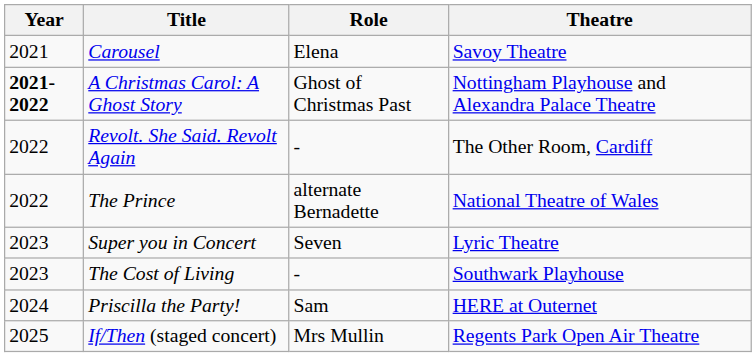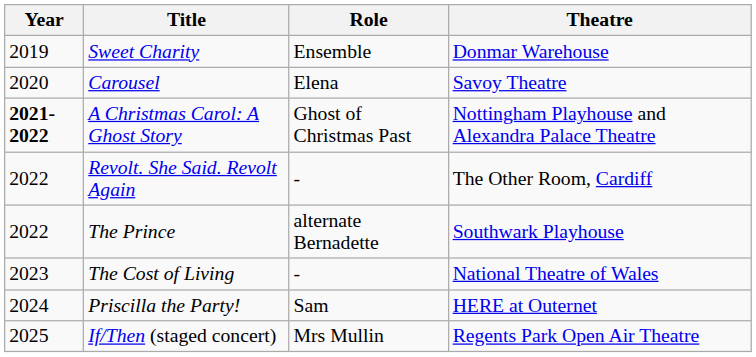+ row: (144, 51)
(29, 51) 2021 -> (29, 82) 2020
(556, 200) National Theatre of Wales -> (538, 231) Southwark Playhouse
- row: (172, 242)
(538, 273) Southwark Playhouse -> (556, 273) National Theatre of Wales
